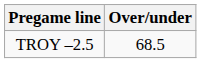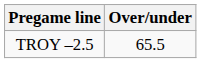(150, 44) 68.5 -> (150, 44) 65.5
